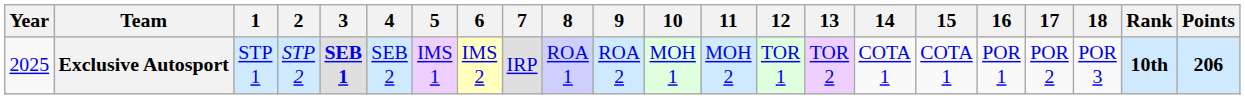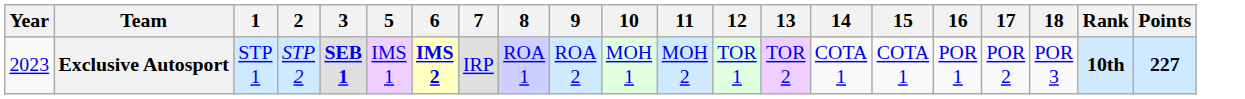- column: (390, 20)
(29, 64) 2025 -> (29, 64) 2023
(480, 64) normal -> (435, 64) bold
(1208, 64) 206 -> (1165, 64) 227
